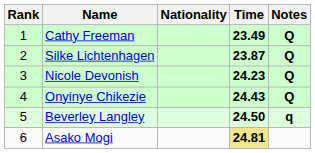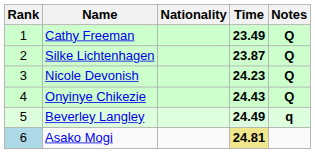(249, 117) 24.50 -> (249, 117) 24.49
(23, 138) no background -> (23, 138) lightblue background
